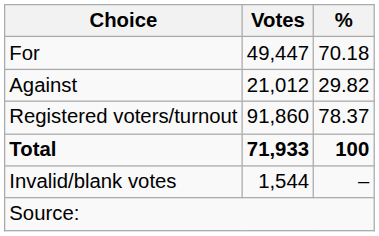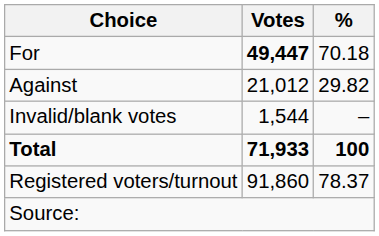(278, 52) normal -> (278, 52) bold
rows swapped: (93, 181) <-> (123, 117)
